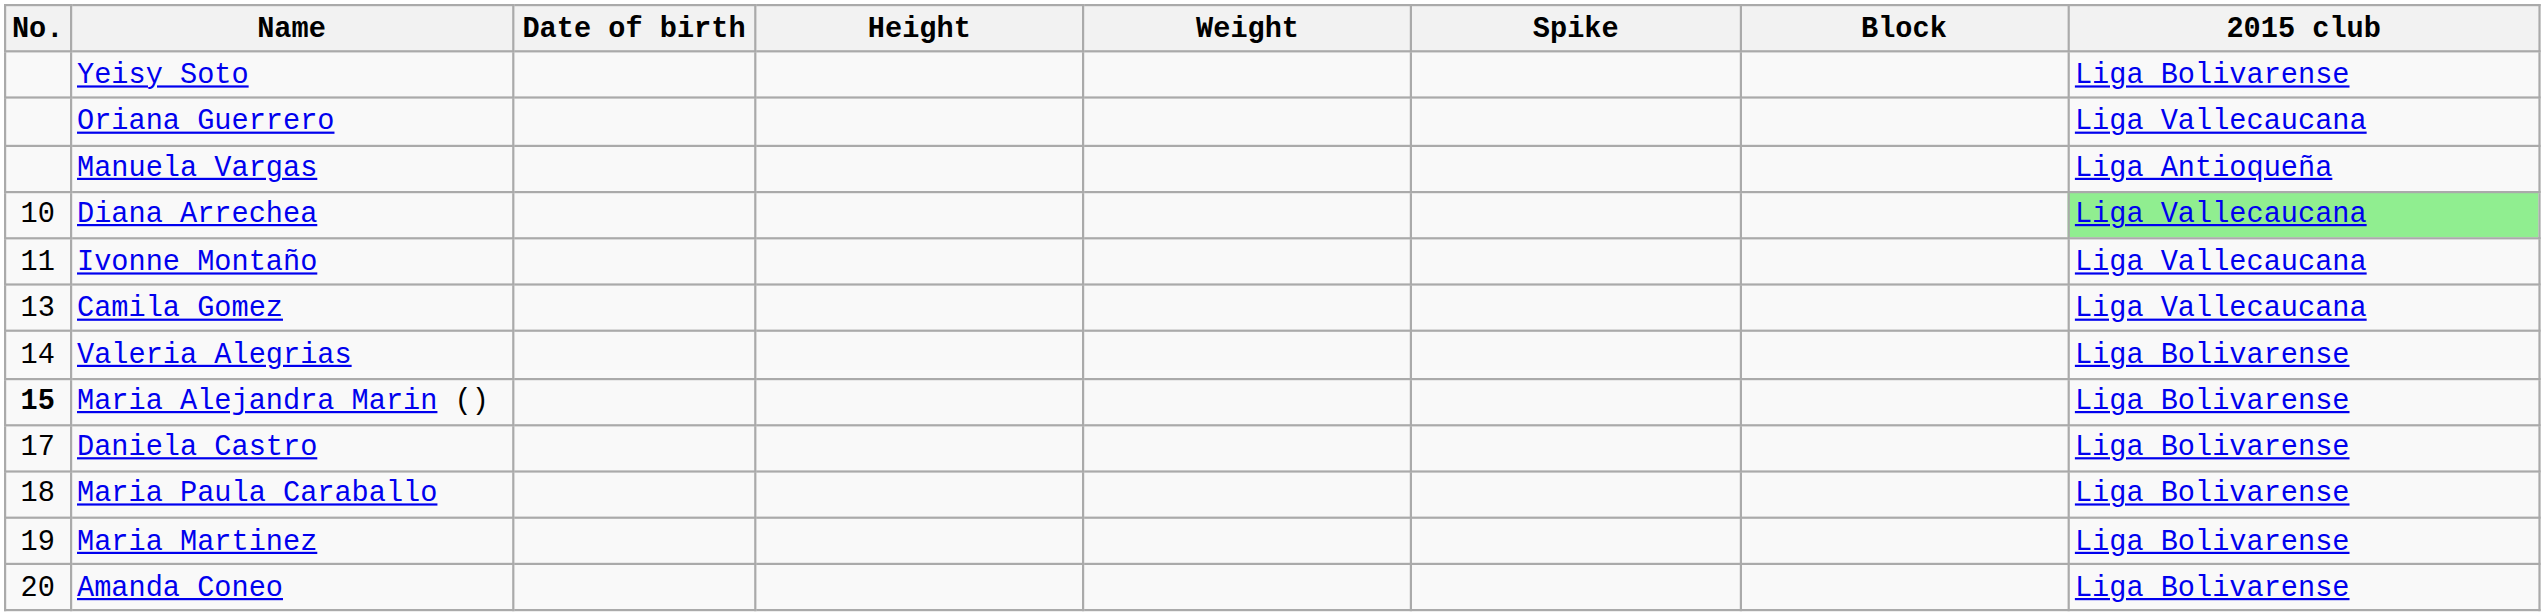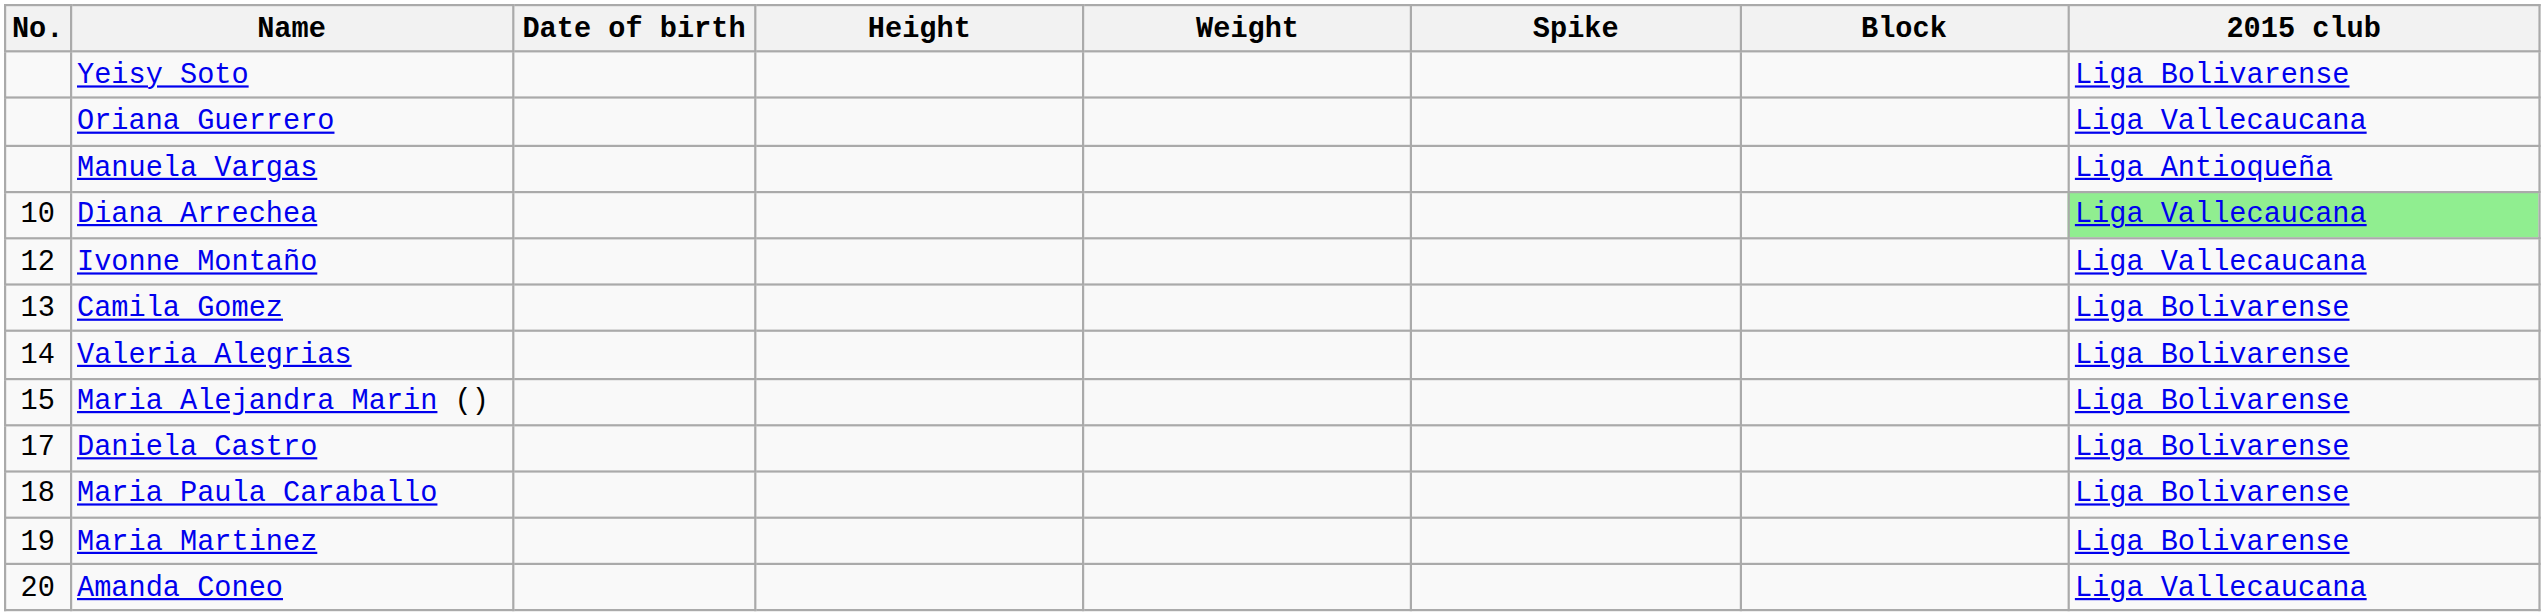(38, 261) 11 -> (38, 261) 12
(2221, 308) Liga Vallecaucana -> (2212, 308) Liga Bolivarense
(38, 401) bold -> (38, 401) normal
(2212, 588) Liga Bolivarense -> (2221, 588) Liga Vallecaucana
